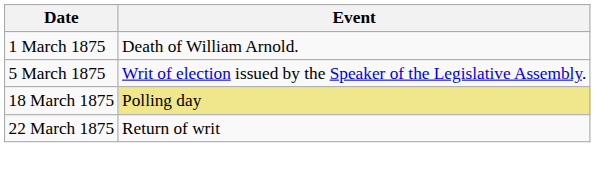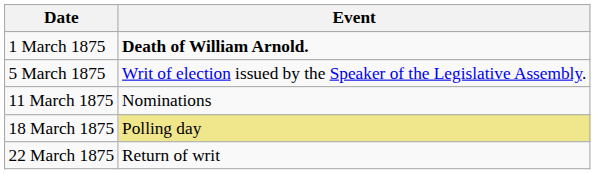(210, 45) normal -> (215, 45) bold
+ row: (61, 100)
